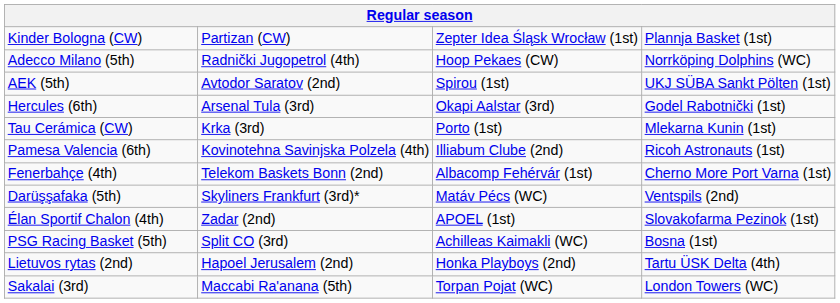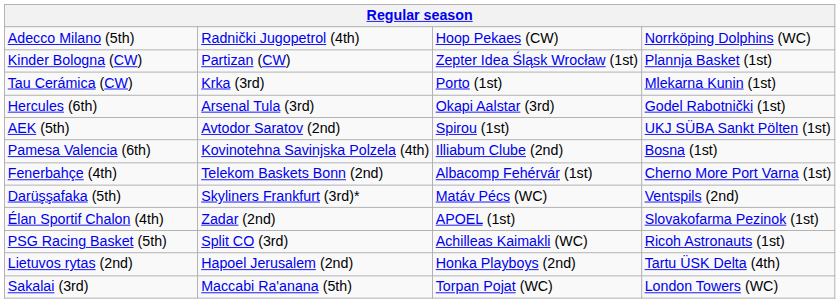rows swapped: (75, 38) <-> (71, 60)
rows swapped: (39, 83) <-> (70, 128)
(715, 151) Ricoh Astronauts (1st) -> (681, 151) Bosna (1st)
(681, 241) Bosna (1st) -> (715, 241) Ricoh Astronauts (1st)
